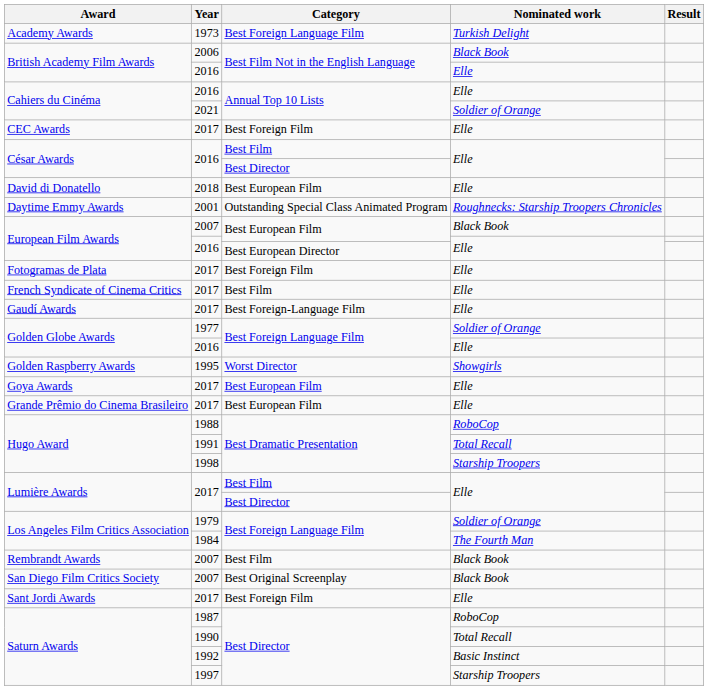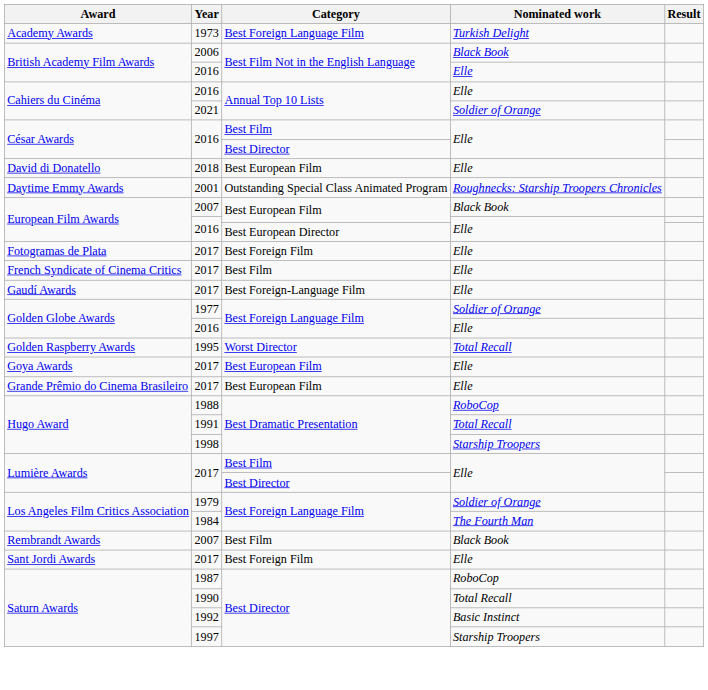- row: (39, 129)
(477, 366) Showgirls -> (482, 347) Total Recall
- row: (83, 579)
